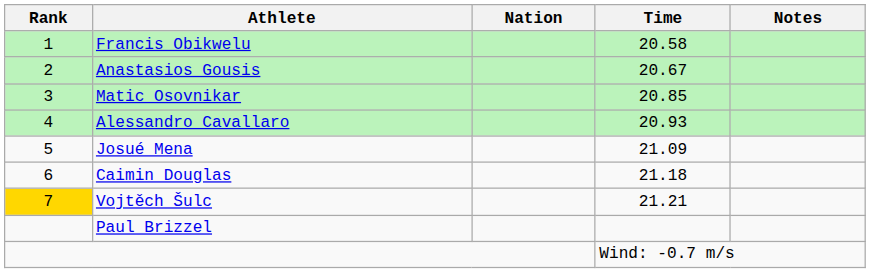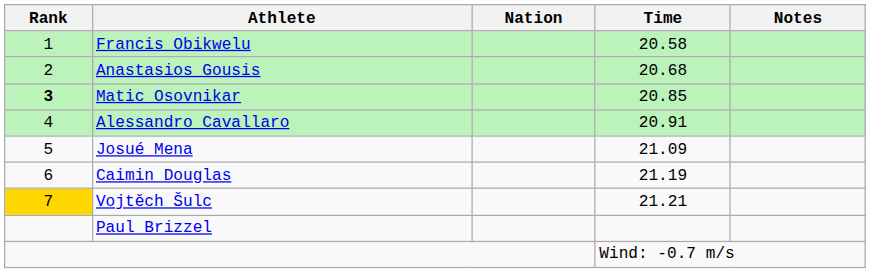(663, 70) 20.67 -> (663, 70) 20.68
(48, 97) normal -> (48, 97) bold
(663, 123) 20.93 -> (663, 123) 20.91
(663, 175) 21.18 -> (663, 175) 21.19
